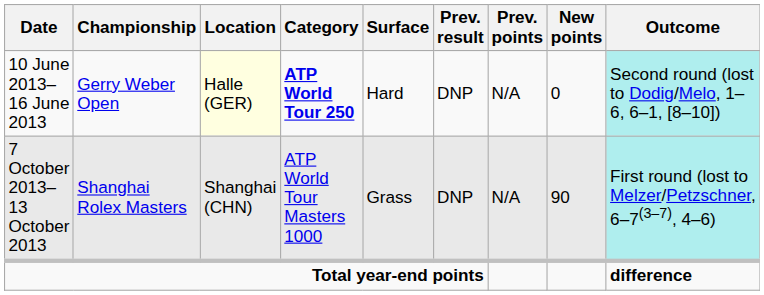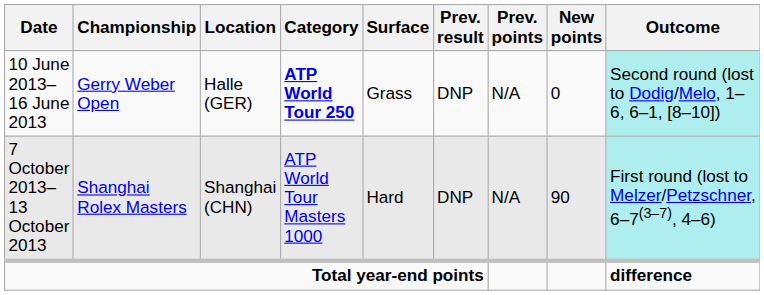(228, 93) lightyellow background -> (228, 93) no background
(385, 93) Hard -> (389, 93) Grass
(389, 197) Grass -> (385, 197) Hard
